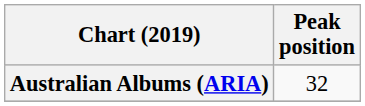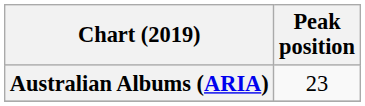(317, 82) 32 -> (317, 82) 23
